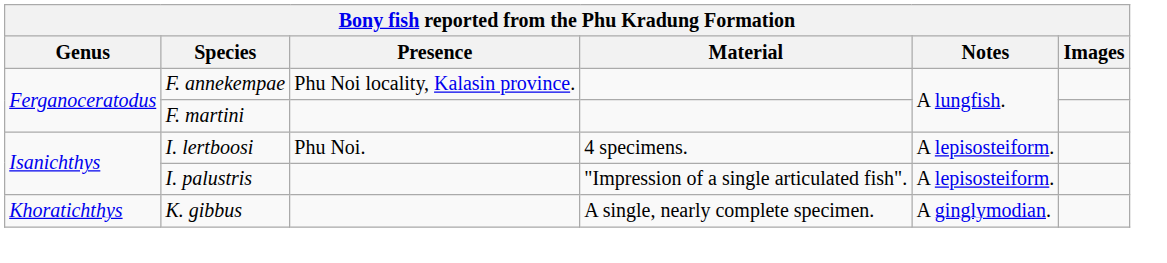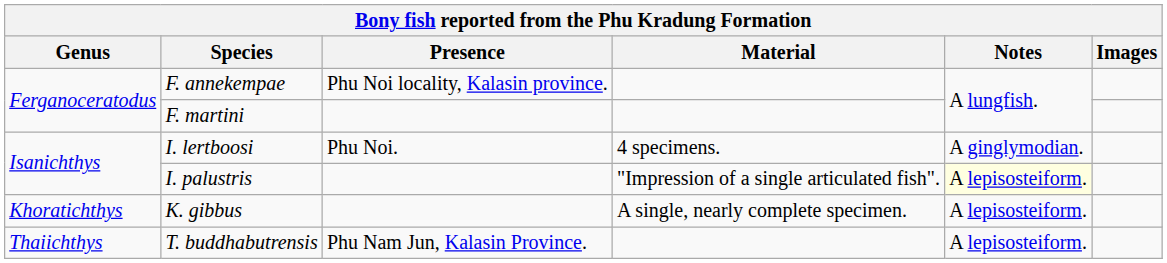(985, 147) A lepisosteiform. -> (1016, 147) A ginglymodian.
(985, 178) no background -> (1018, 178) lightyellow background
(984, 210) A ginglymodian. -> (1018, 210) A lepisosteiform.
+ row: (242, 242)
